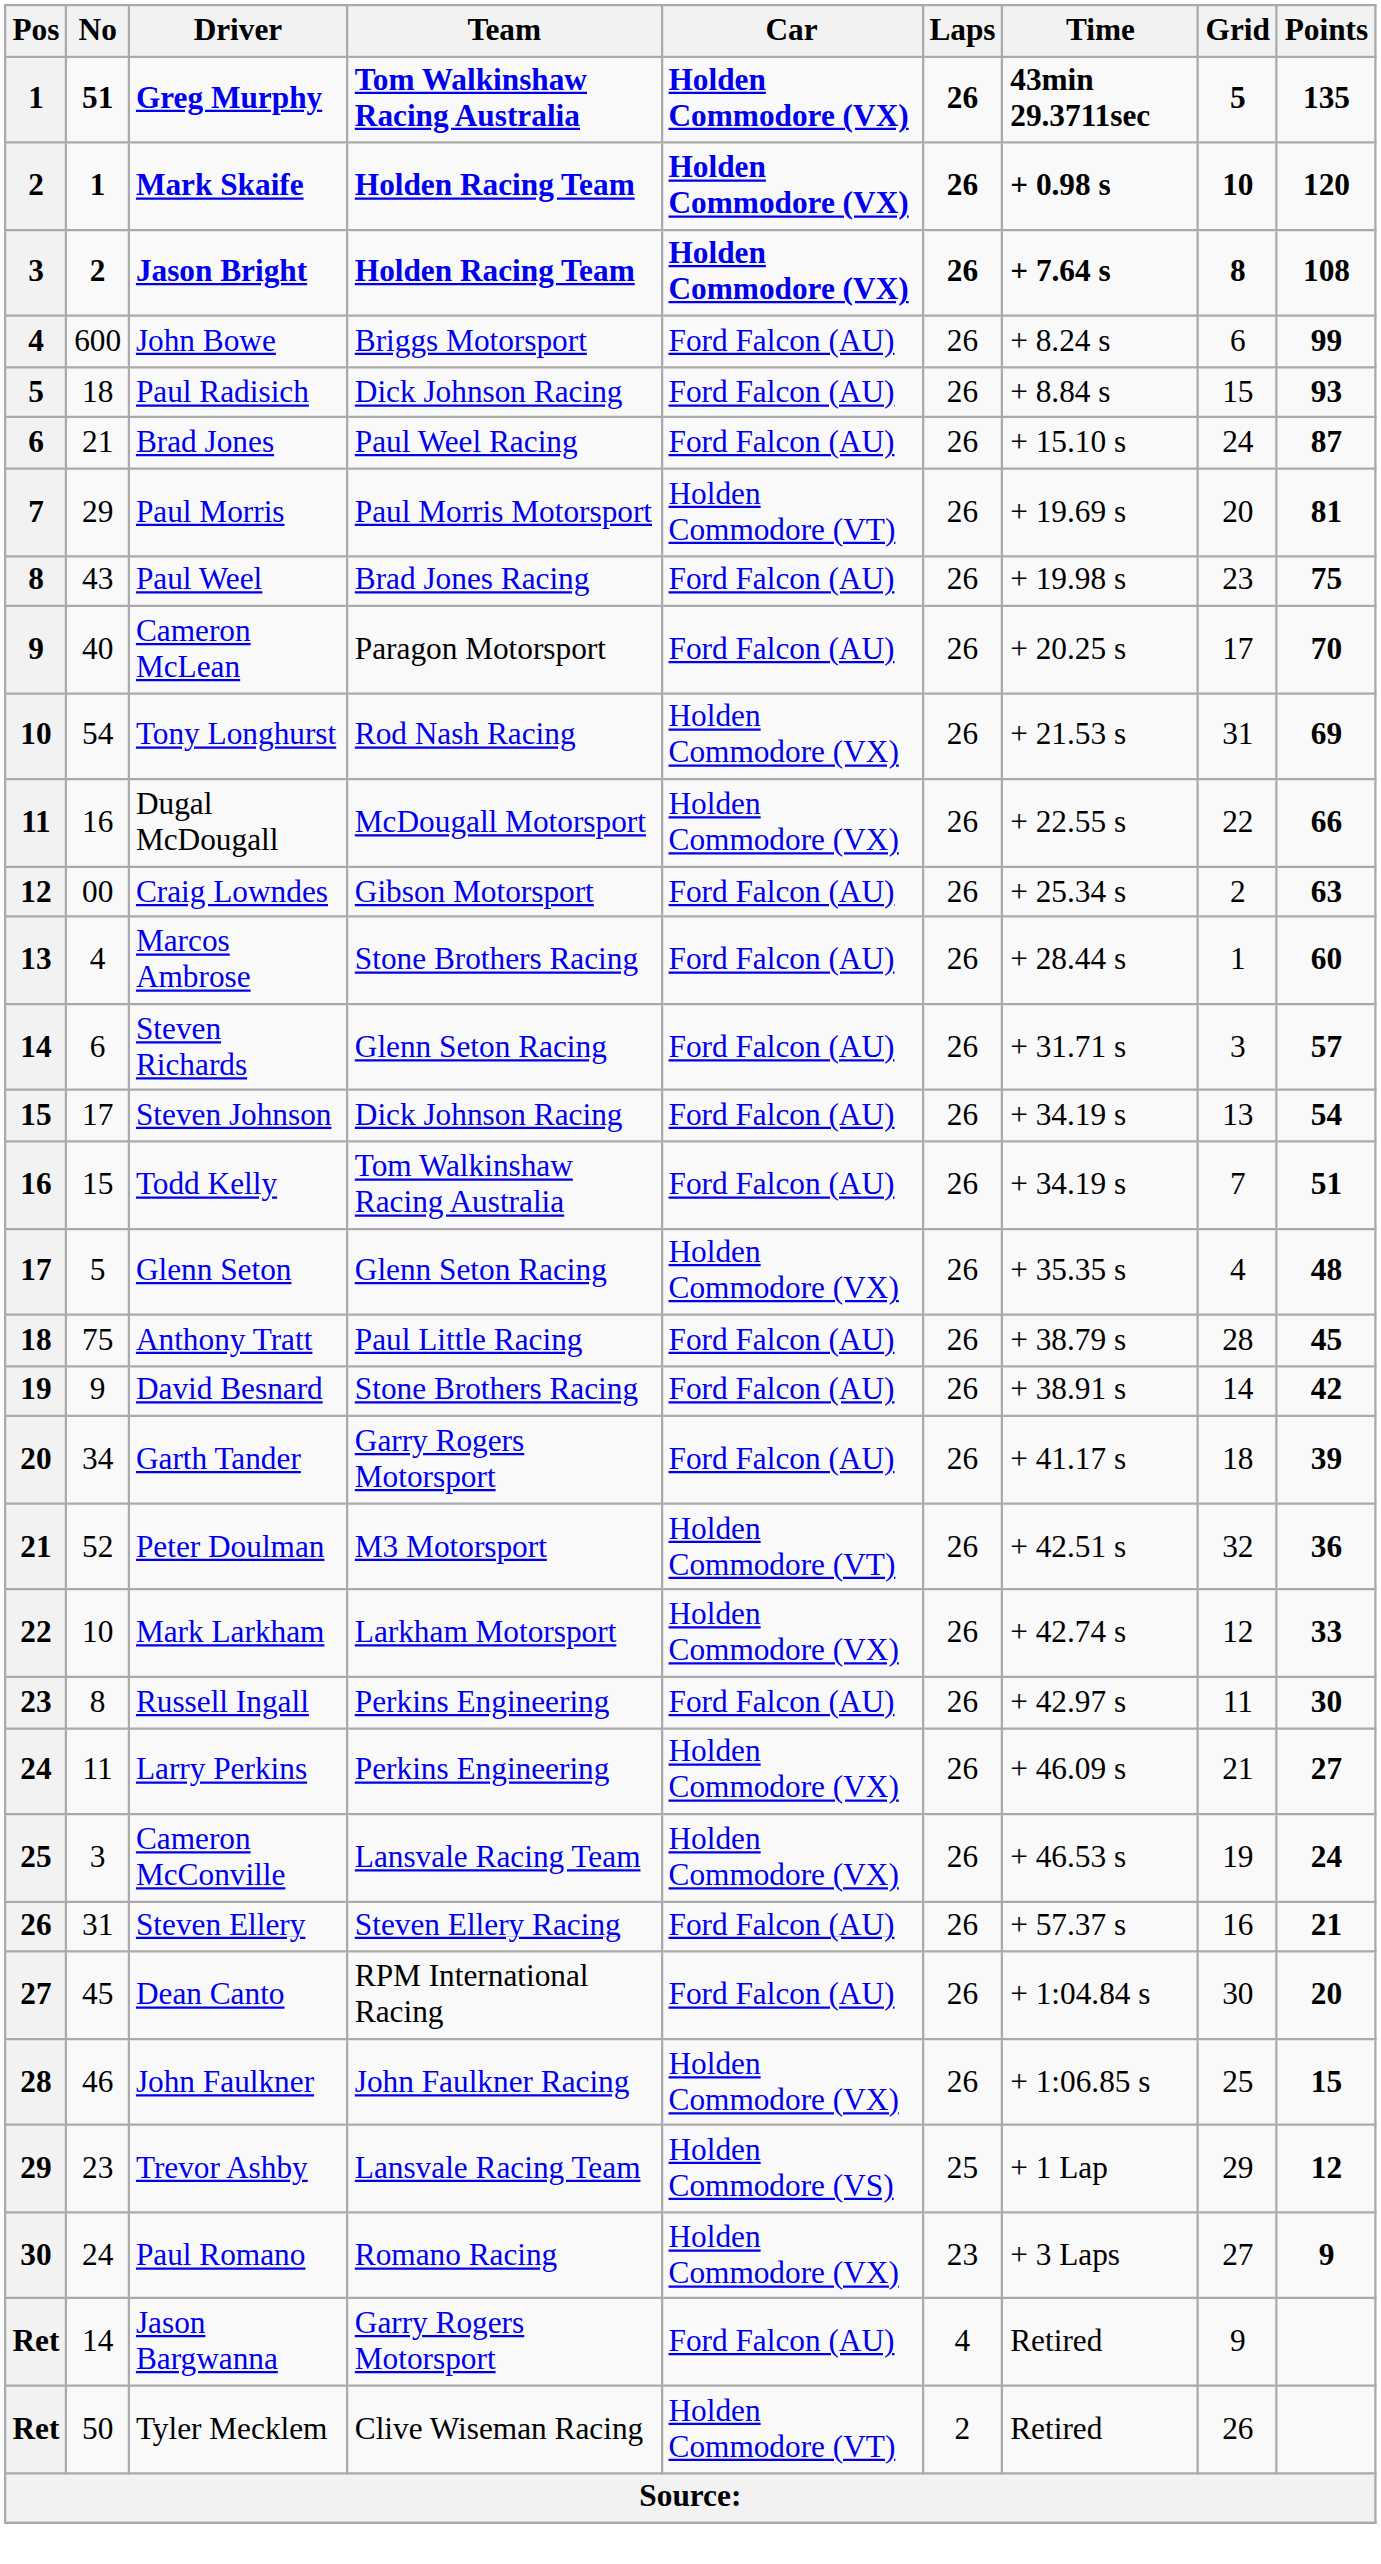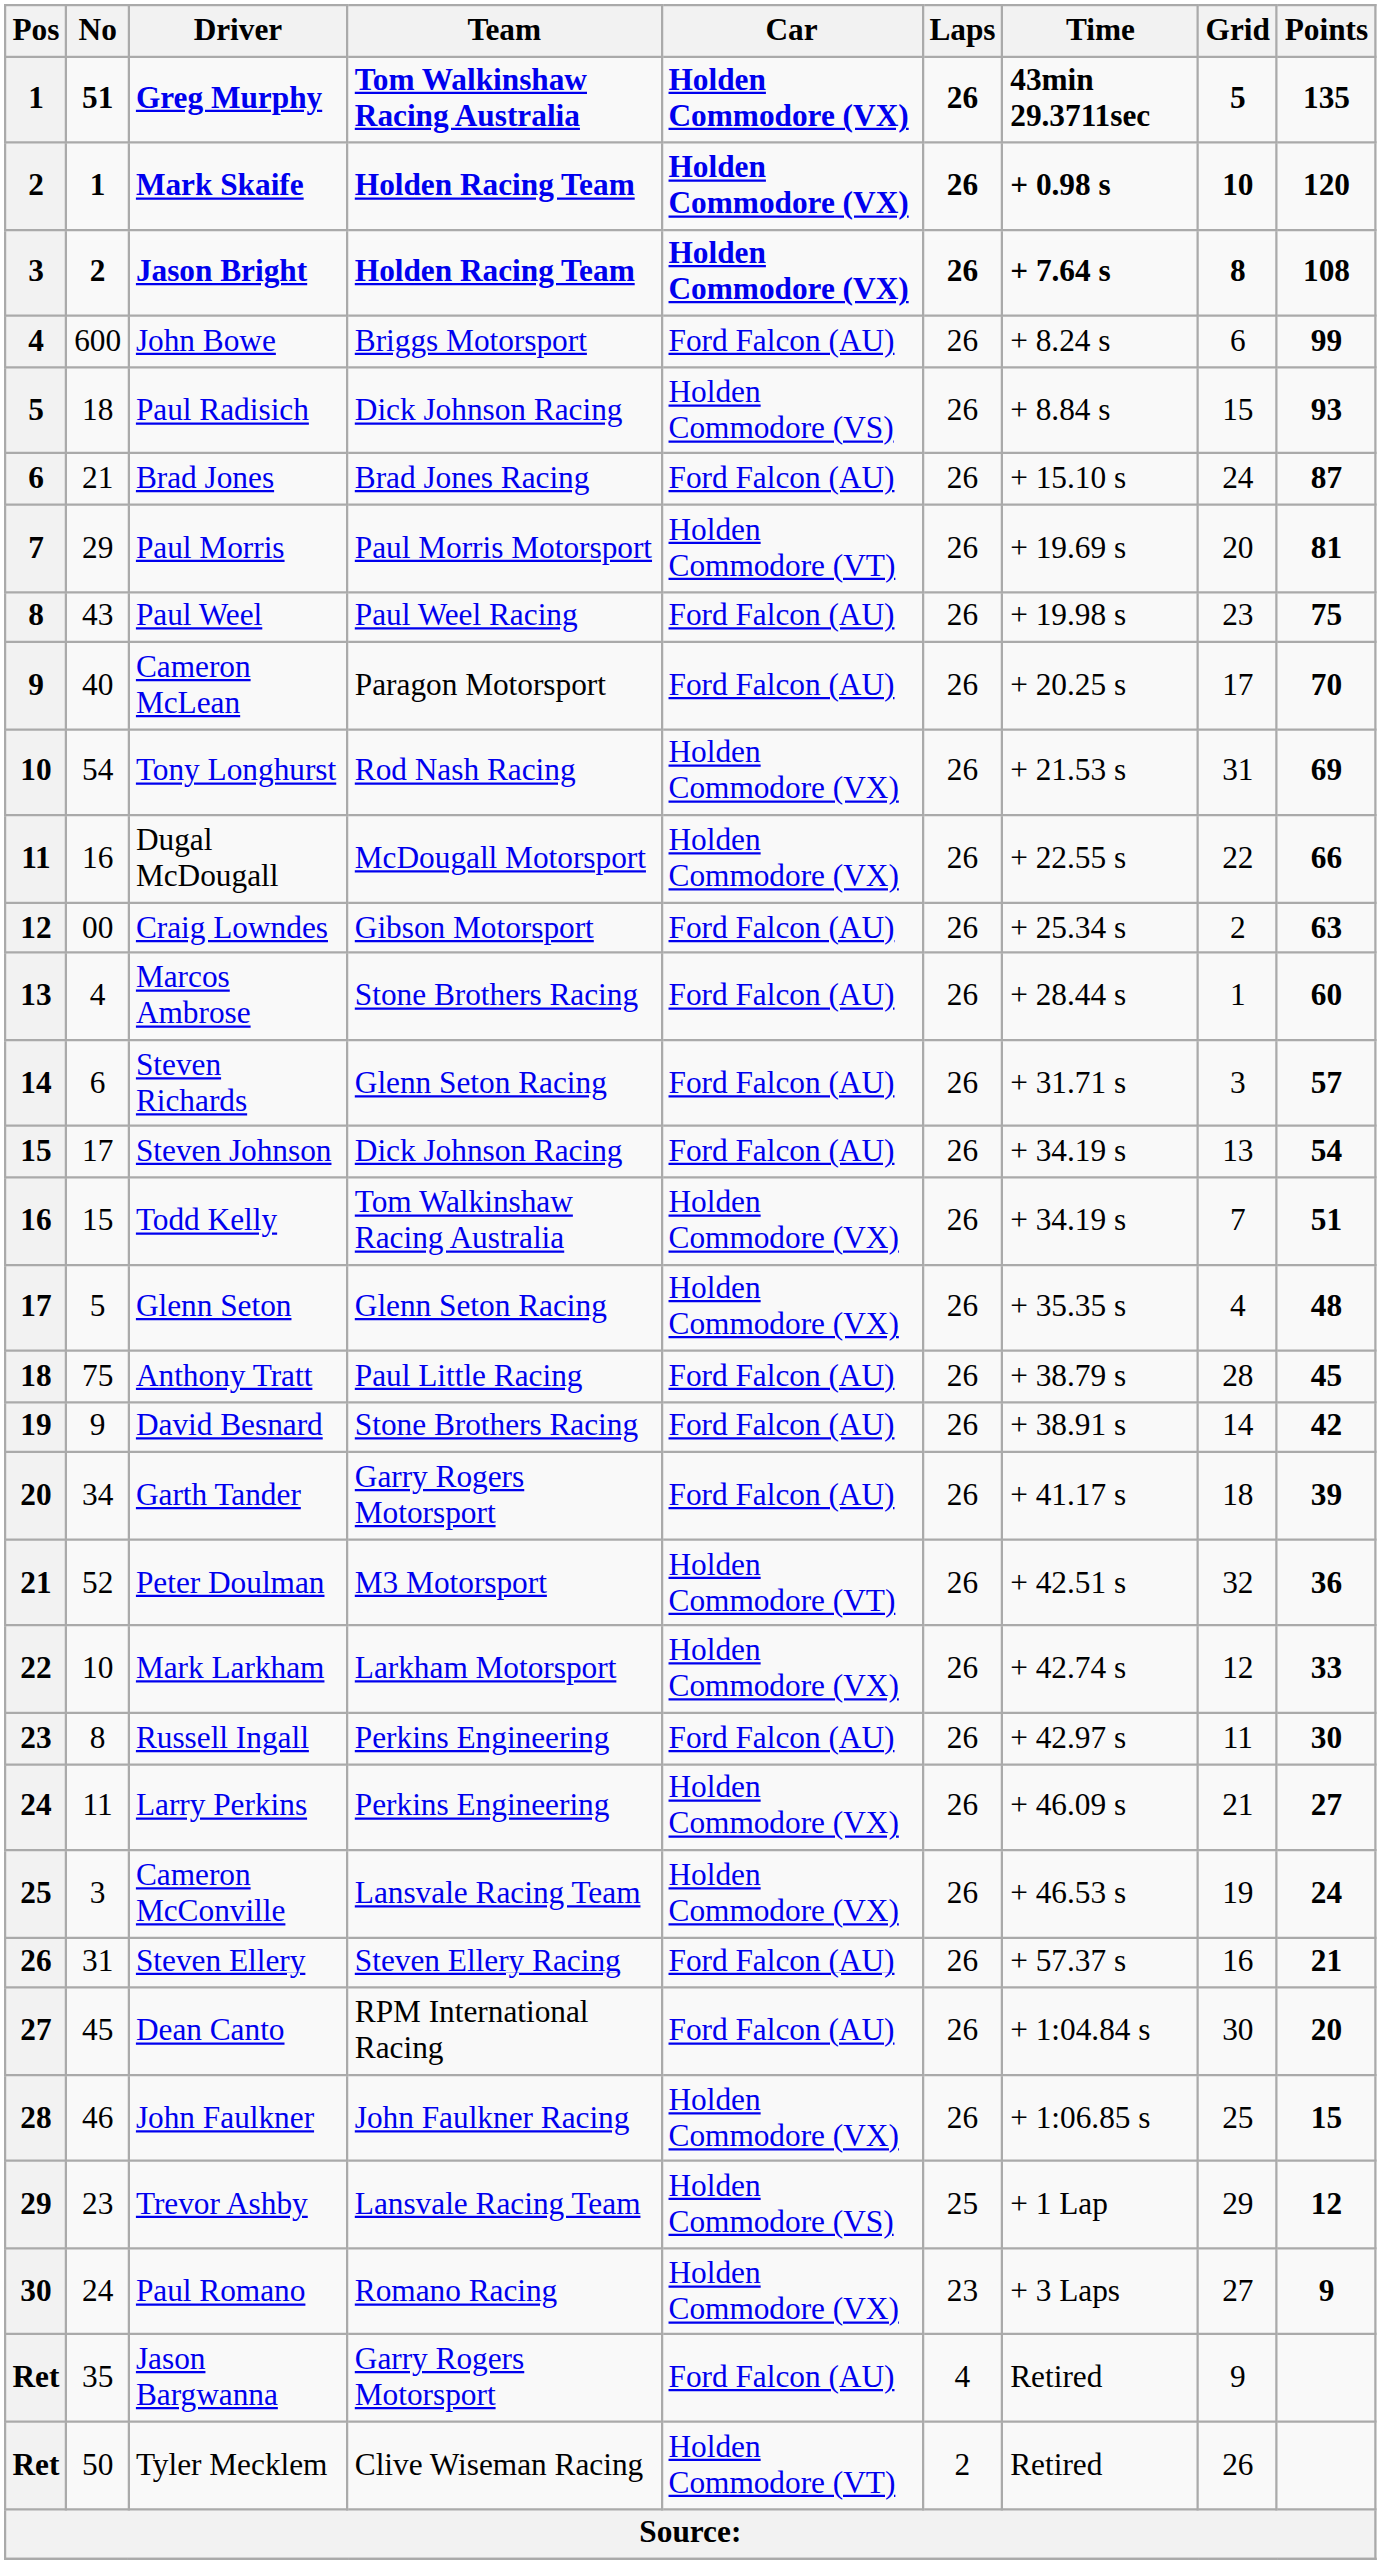(781, 391) Ford Falcon (AU) -> (781, 409) Holden Commodore (VS)
(466, 442) Paul Weel Racing -> (472, 478) Brad Jones Racing
(472, 579) Brad Jones Racing -> (466, 615) Paul Weel Racing
(781, 1184) Ford Falcon (AU) -> (784, 1220) Holden Commodore (VX)
(98, 2341) 14 -> (98, 2377) 35
